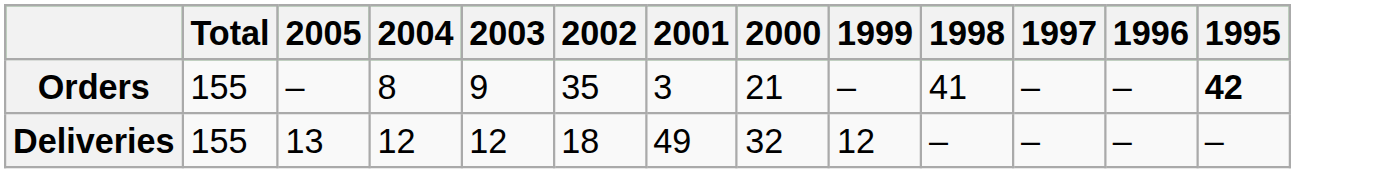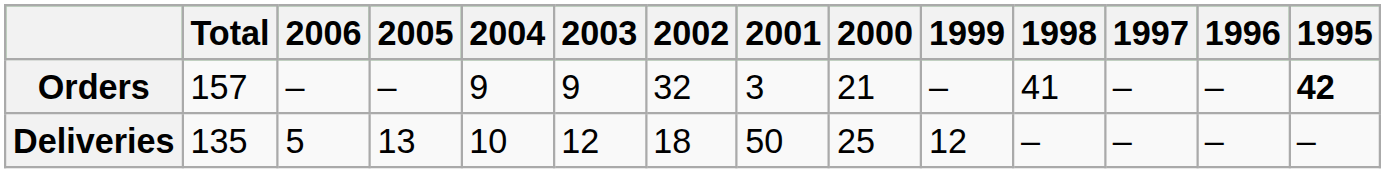+ column: (323, 32)
(219, 87) 155 -> (219, 87) 157
(387, 87) 8 -> (479, 87) 9
(580, 87) 35 -> (672, 87) 32
(219, 141) 155 -> (219, 141) 135
(396, 141) 12 -> (488, 141) 10
(672, 141) 49 -> (764, 141) 50
(764, 141) 32 -> (856, 141) 25
